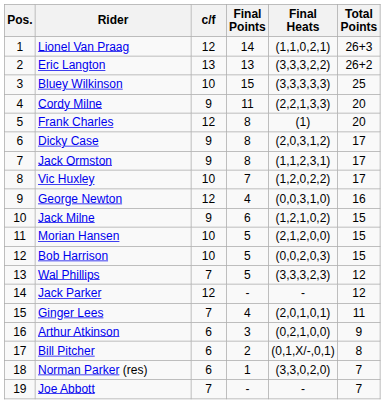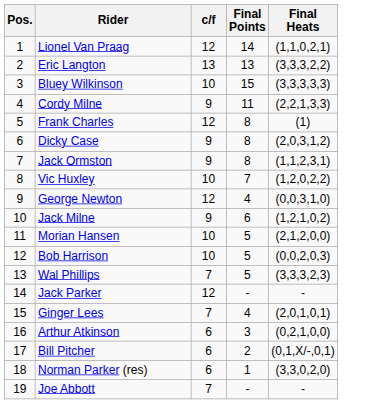- column: (359, 20)
